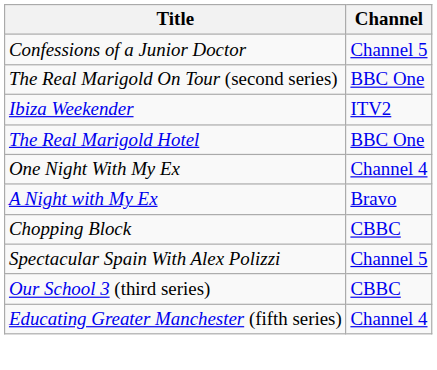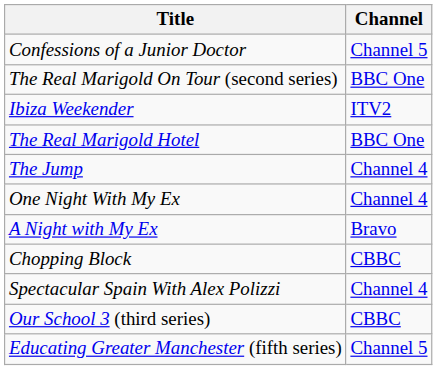+ row: (46, 169)
(389, 259) Channel 5 -> (389, 288) Channel 4
(389, 318) Channel 4 -> (389, 348) Channel 5
